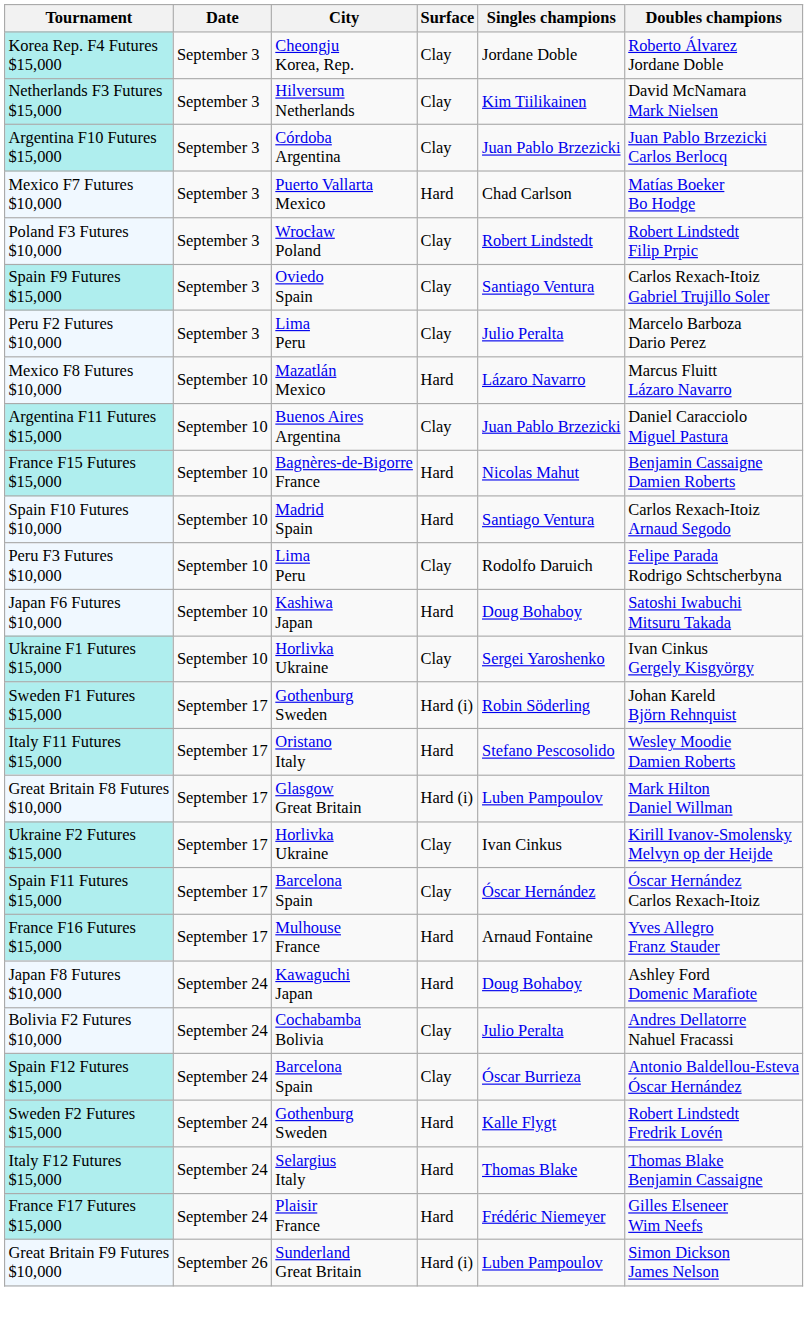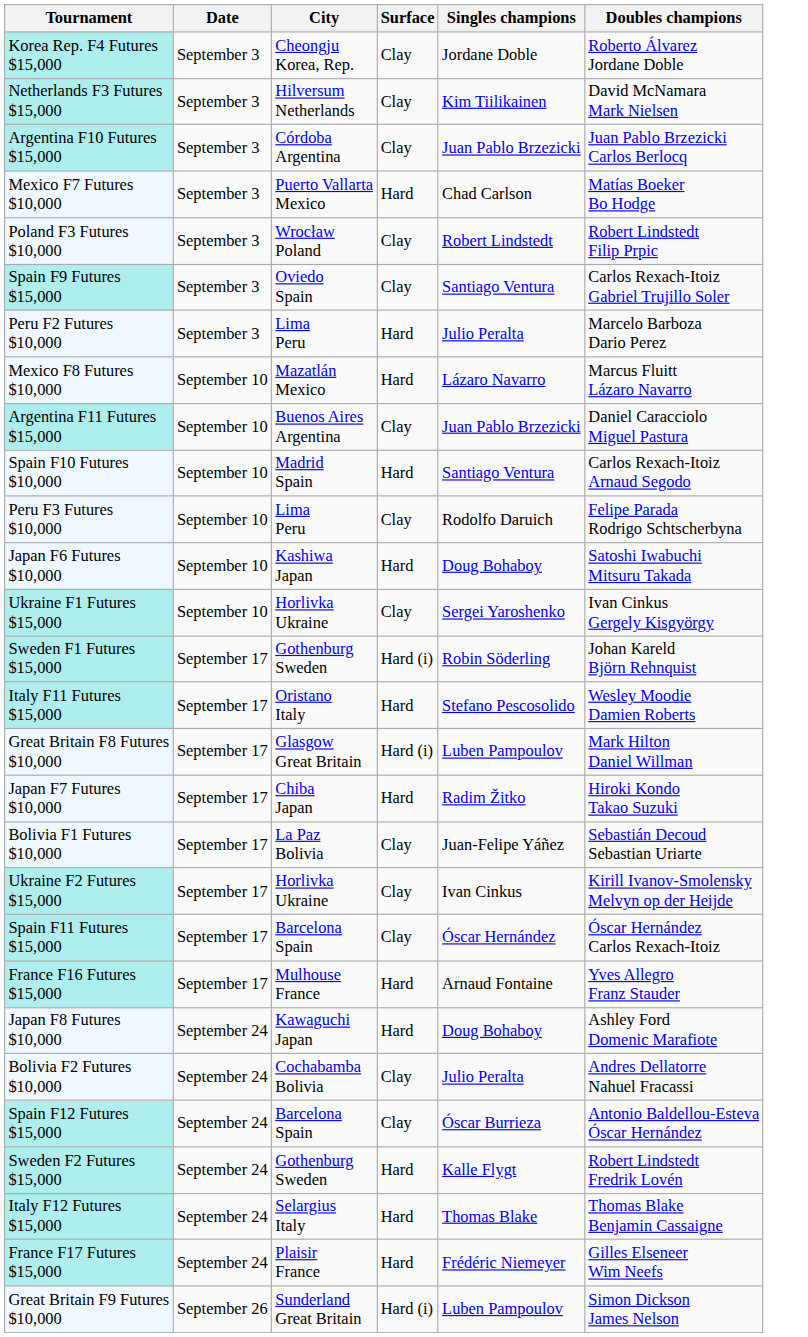(436, 333) Clay -> (397, 333) Hard
- row: (72, 473)
+ row: (64, 798)
+ row: (70, 844)
